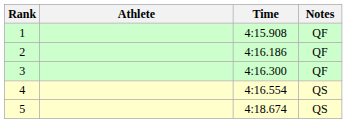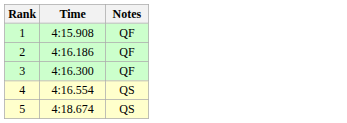- column: (136, 14)
